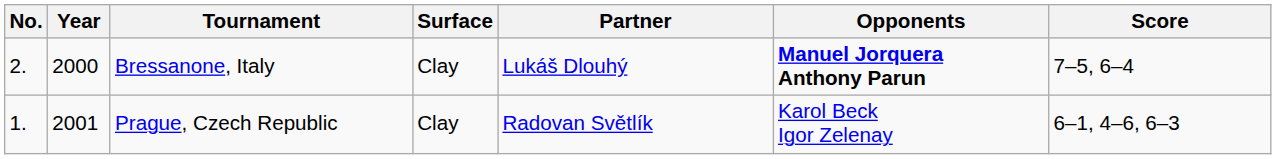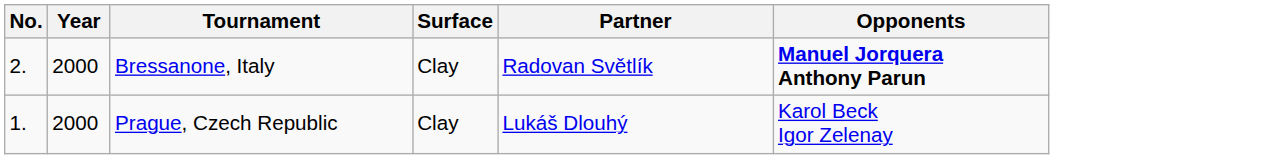- column: (1160, 20)
(565, 66) Lukáš Dlouhý -> (578, 66) Radovan Světlík
(75, 123) 2001 -> (75, 123) 2000
(578, 123) Radovan Světlík -> (565, 123) Lukáš Dlouhý
